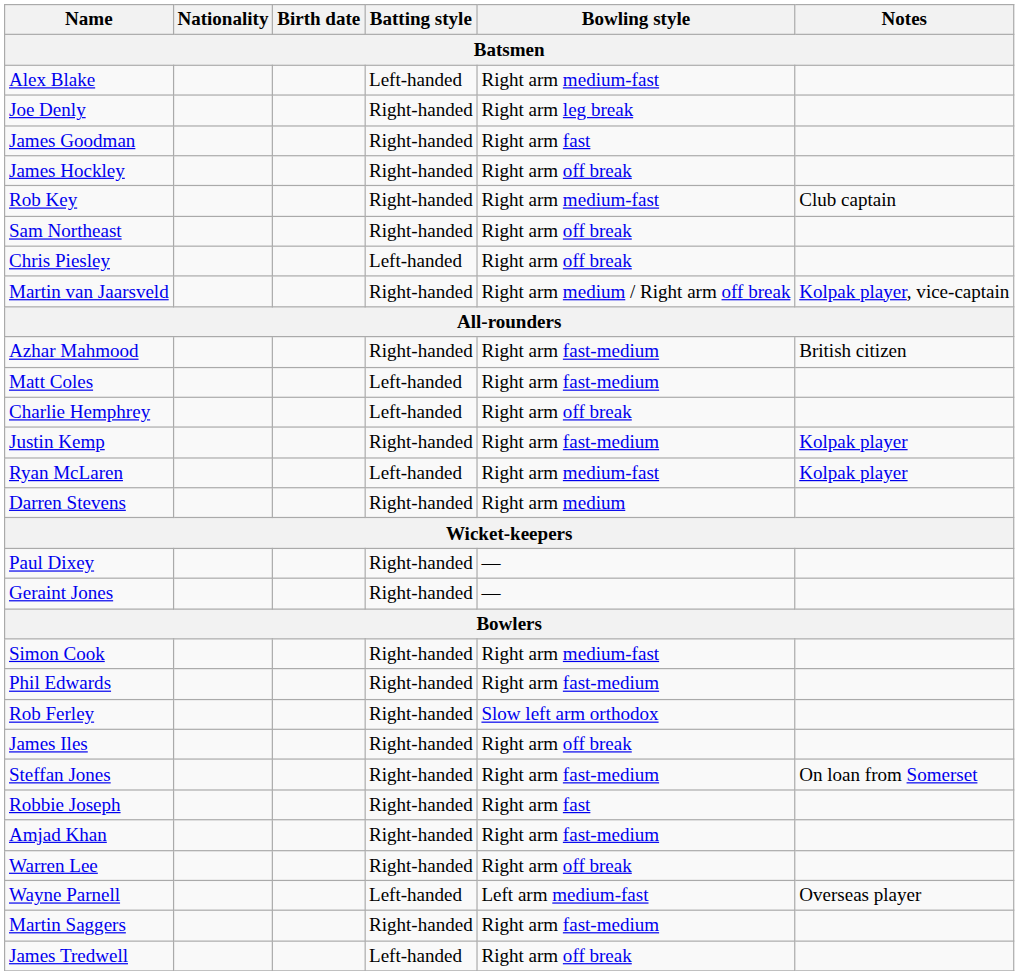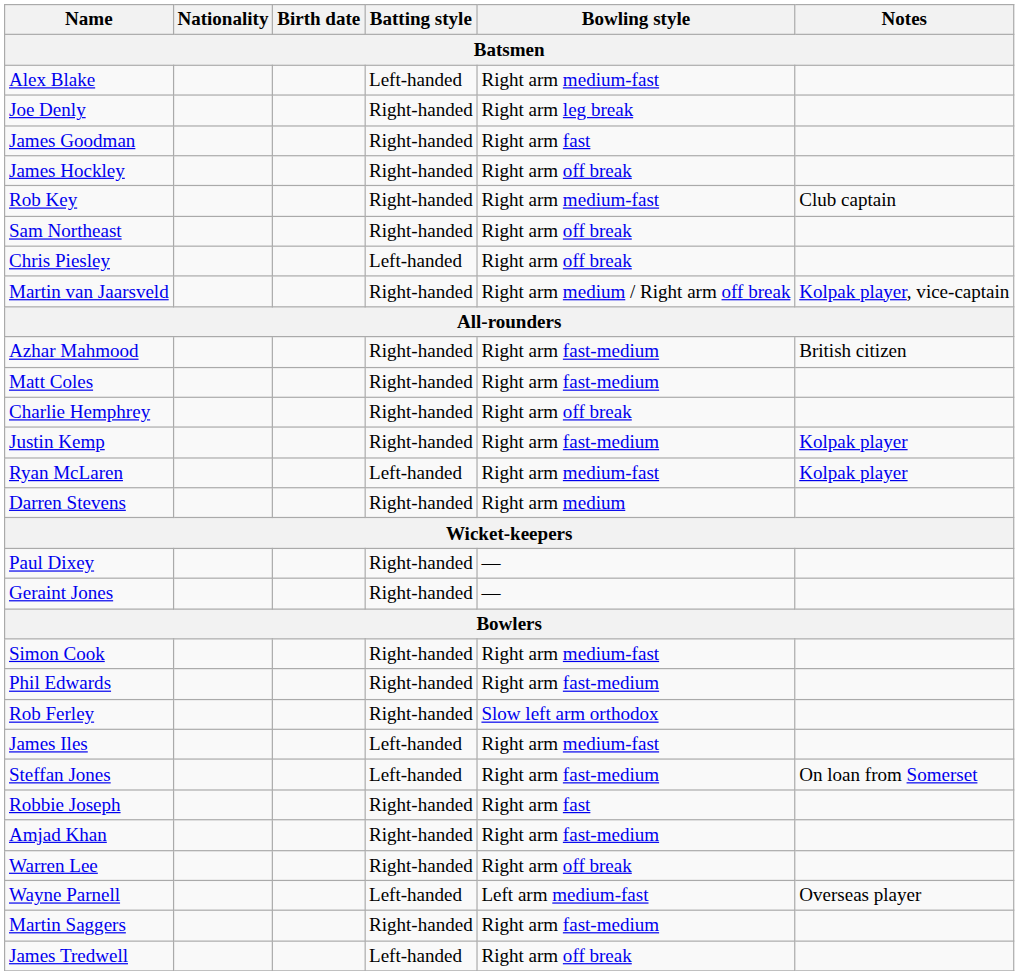(416, 381) Left-handed -> (421, 381) Right-handed
(416, 412) Left-handed -> (421, 412) Right-handed
(421, 744) Right-handed -> (416, 744) Left-handed
(557, 744) Right arm off break -> (570, 744) Right arm medium-fast
(421, 774) Right-handed -> (416, 774) Left-handed
